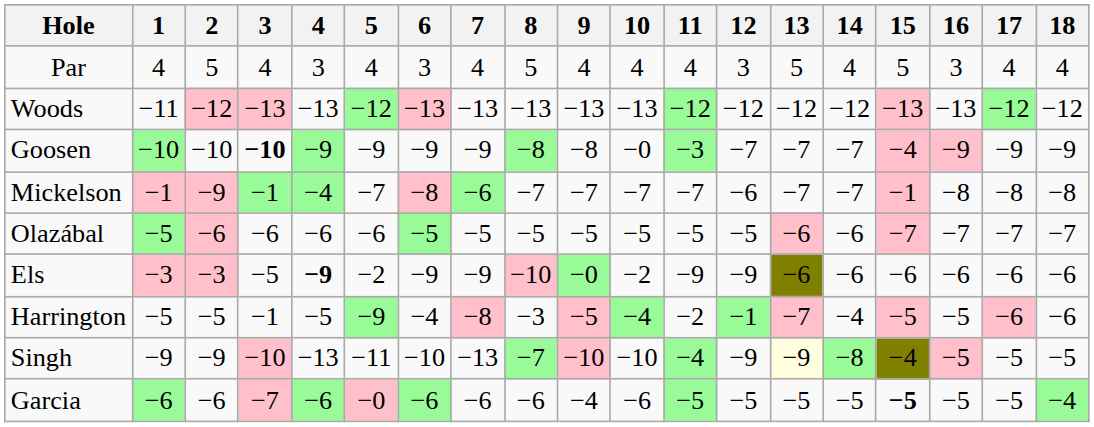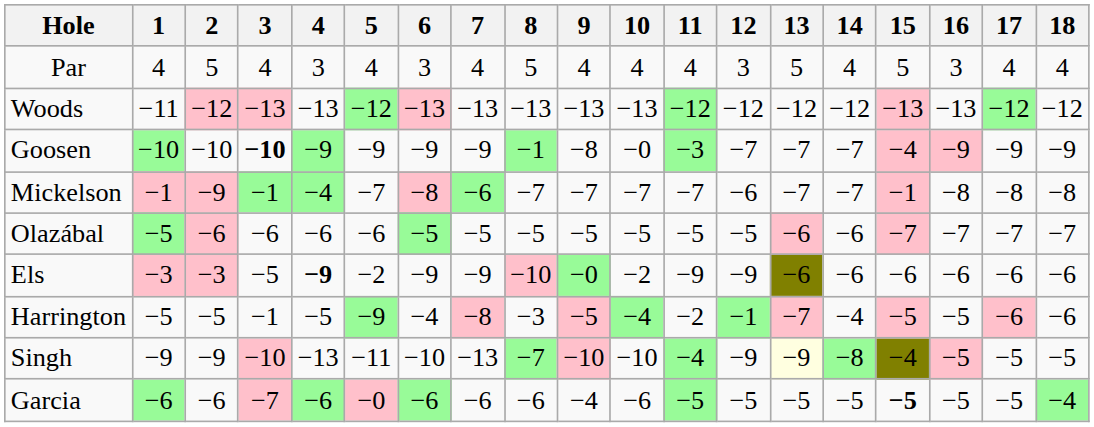(531, 150) −8 -> (531, 150) −1
